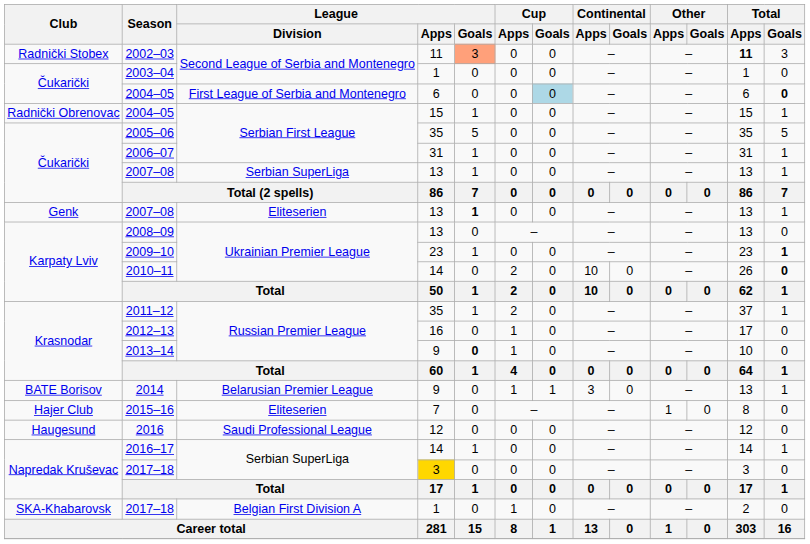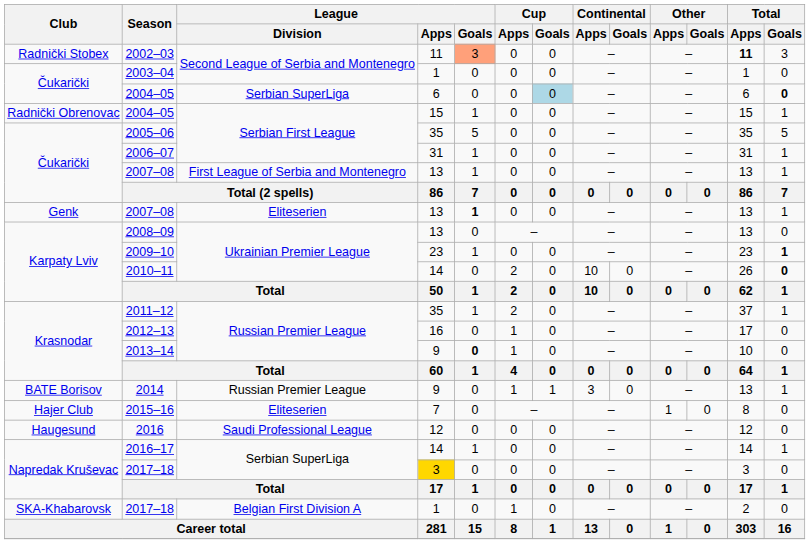(297, 93) First League of Serbia and Montenegro -> (297, 93) Serbian SuperLiga
(297, 172) Serbian SuperLiga -> (297, 172) First League of Serbia and Montenegro
(297, 390) Belarusian Premier League -> (297, 390) Russian Premier League
